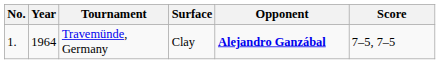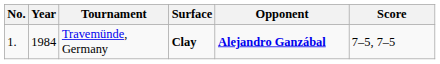(44, 41) 1964 -> (44, 41) 1984
(183, 41) normal -> (184, 41) bold
